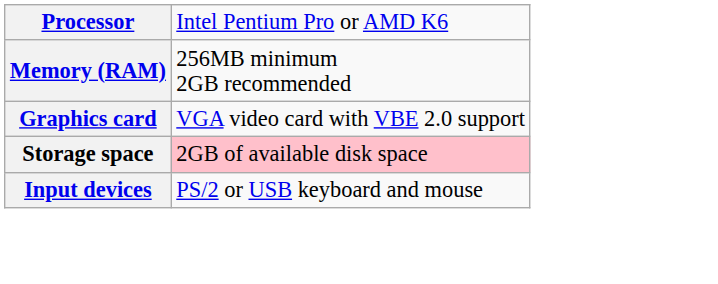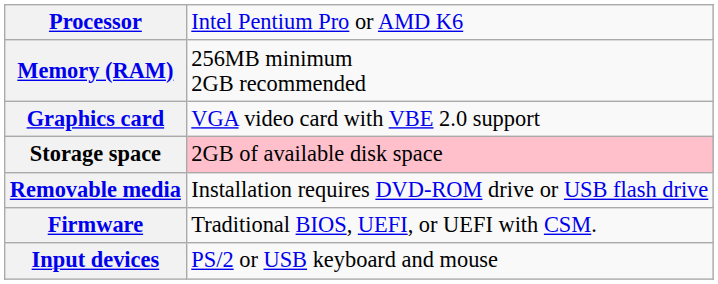+ row: (95, 189)
+ row: (95, 225)
